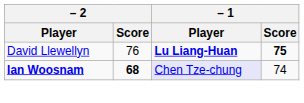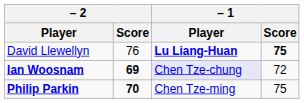(133, 70) 68 -> (133, 70) 69
(280, 70) 74 -> (280, 70) 72
+ row: (43, 88)
